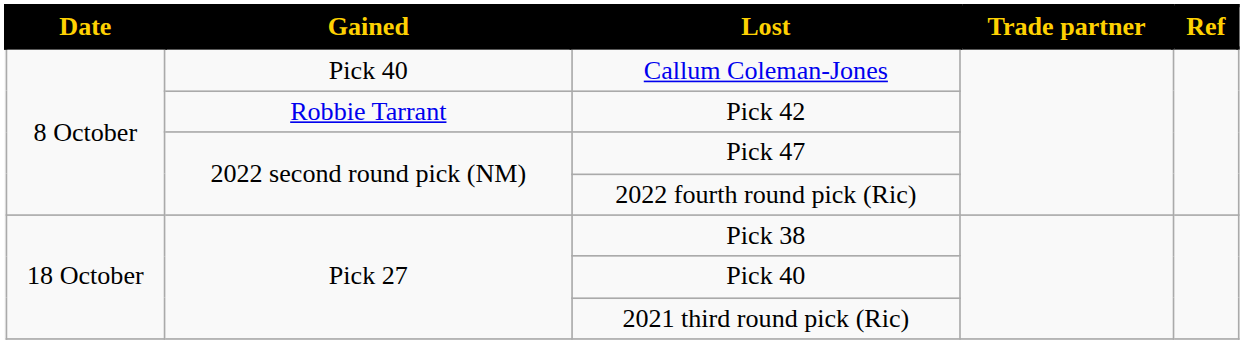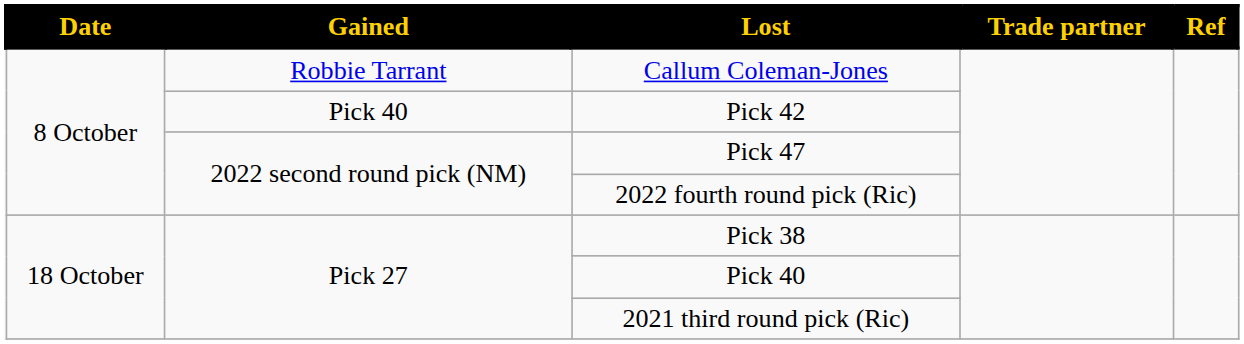(368, 69) Pick 40 -> (368, 69) Robbie Tarrant
(368, 111) Robbie Tarrant -> (368, 111) Pick 40
